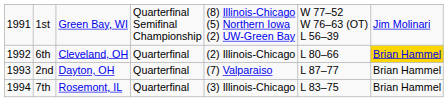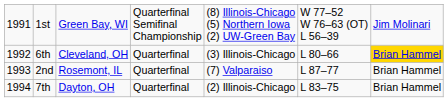(251, 54) (2) Illinois-Chicago -> (251, 54) (3) Illinois-Chicago
(86, 71) Dayton, OH -> (90, 71) Rosemont, IL
(90, 88) Rosemont, IL -> (86, 88) Dayton, OH
(251, 88) (3) Illinois-Chicago -> (251, 88) (2) Illinois-Chicago
